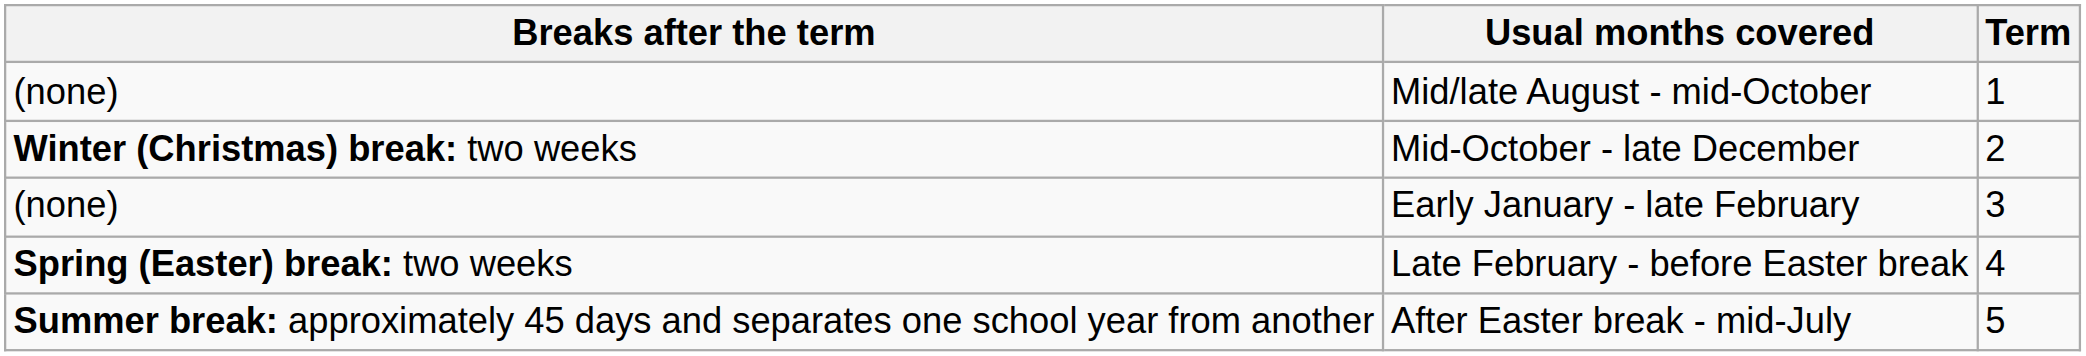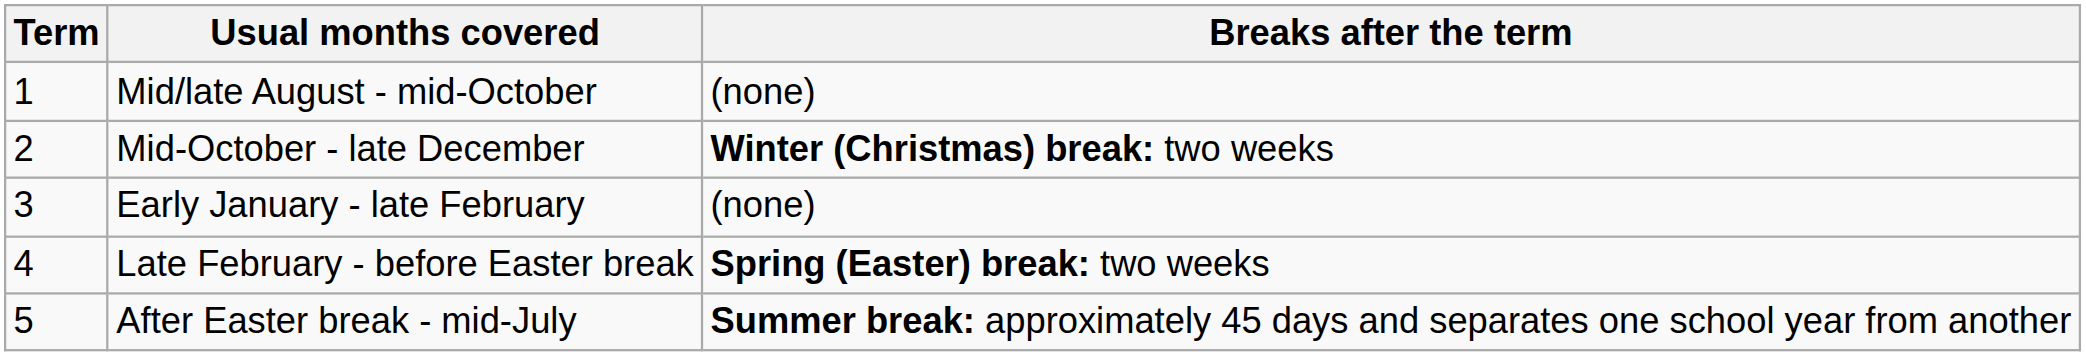columns swapped: (2028, 33) <-> (694, 33)
